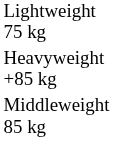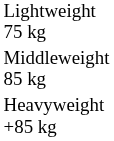rows swapped: (57, 116) <-> (54, 68)
